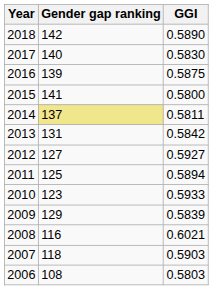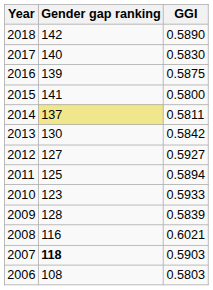(52, 134) 131 -> (52, 134) 130
(52, 214) 129 -> (52, 214) 128
(51, 255) normal -> (51, 255) bold
